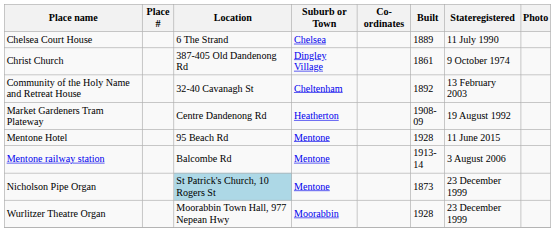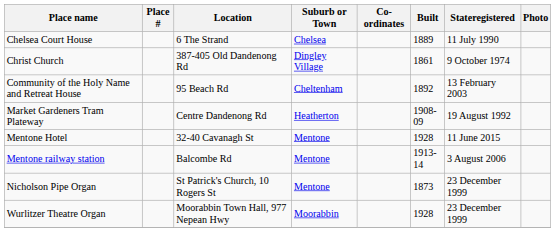(215, 88) 32-40 Cavanagh St -> (202, 88) 95 Beach Rd
(202, 137) 95 Beach Rd -> (215, 137) 32-40 Cavanagh St
(223, 186) lightblue background -> (223, 186) no background
